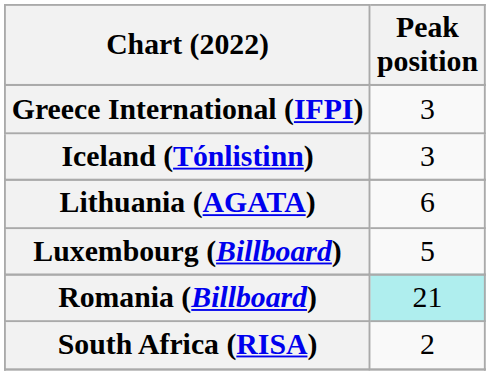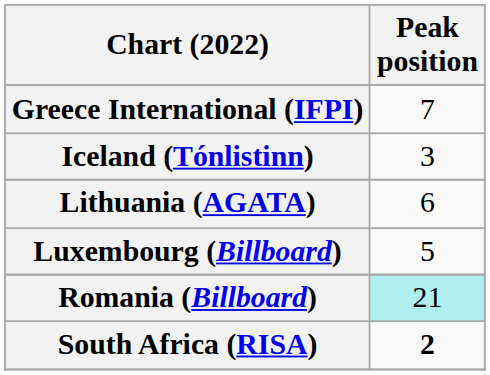(427, 108) 3 -> (427, 108) 7
(427, 344) normal -> (427, 344) bold
